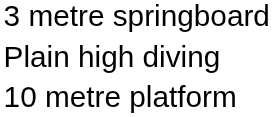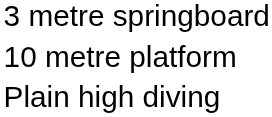rows swapped: (120, 97) <-> (112, 56)
